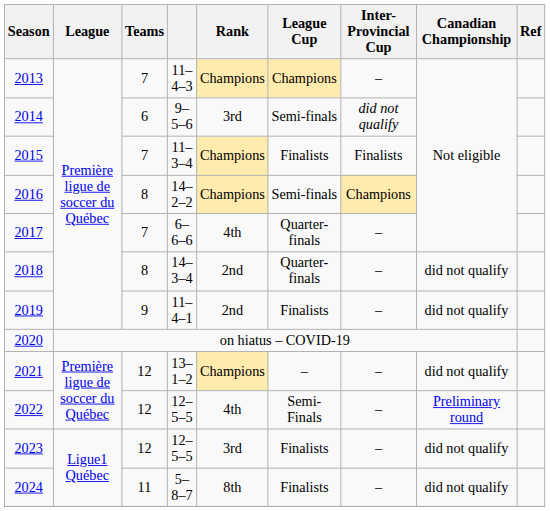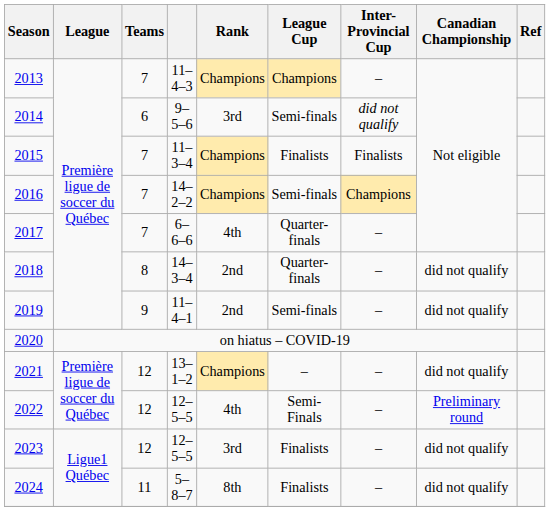(144, 194) 8 -> (144, 194) 7
(304, 310) Finalists -> (304, 310) Semi-finals
